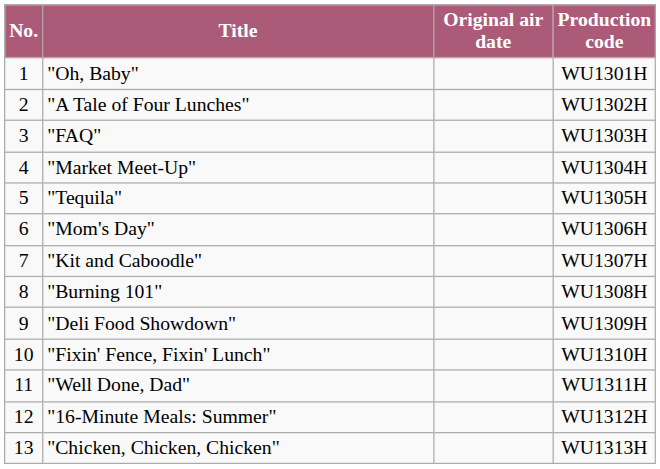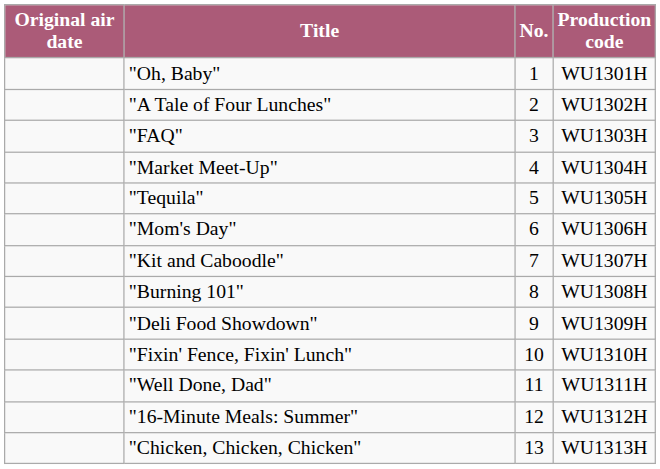columns swapped: (24, 31) <-> (493, 31)
